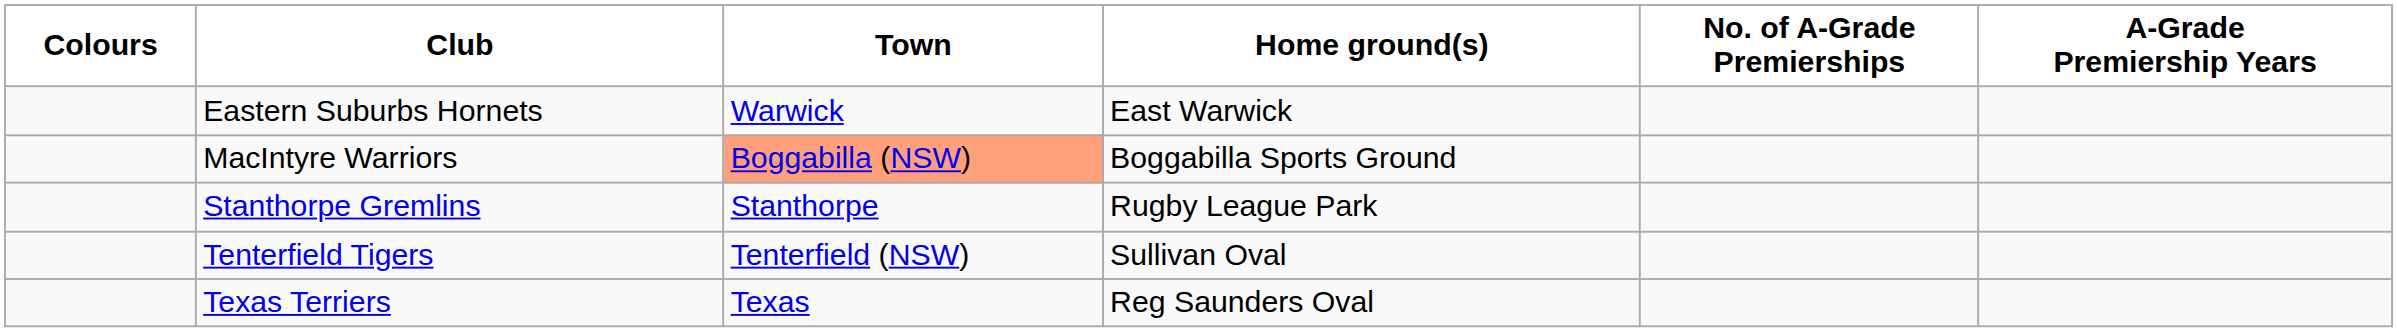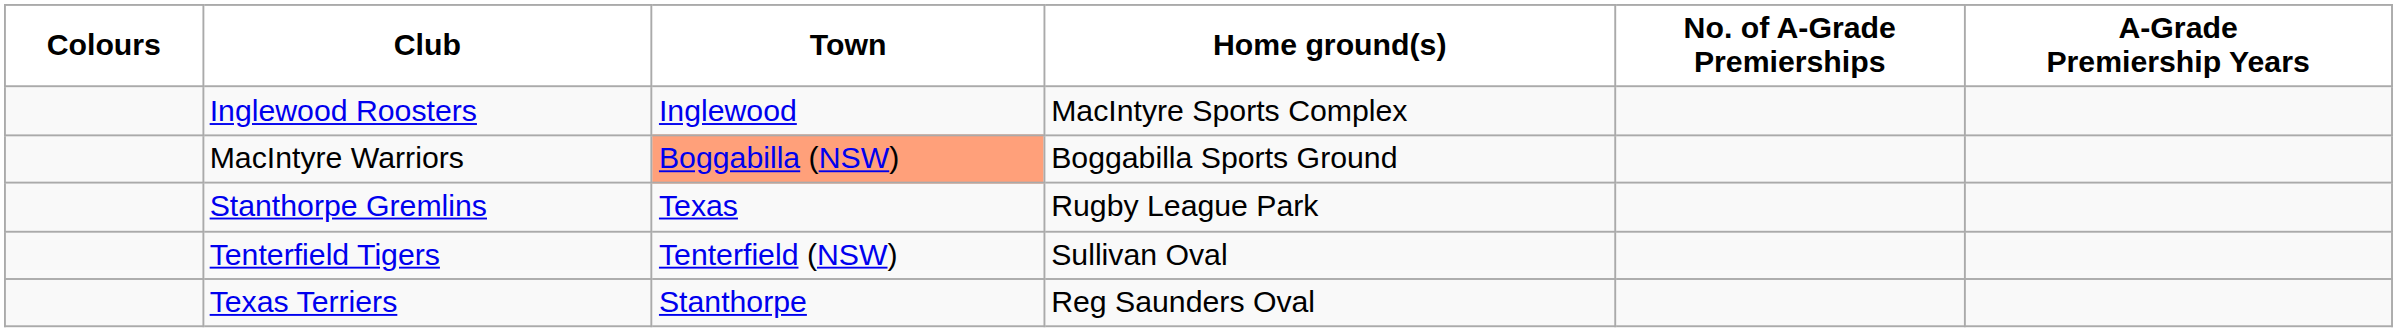- row: (373, 110)
+ row: (343, 110)
(805, 206) Stanthorpe -> (698, 206) Texas
(770, 302) Texas -> (733, 302) Stanthorpe
